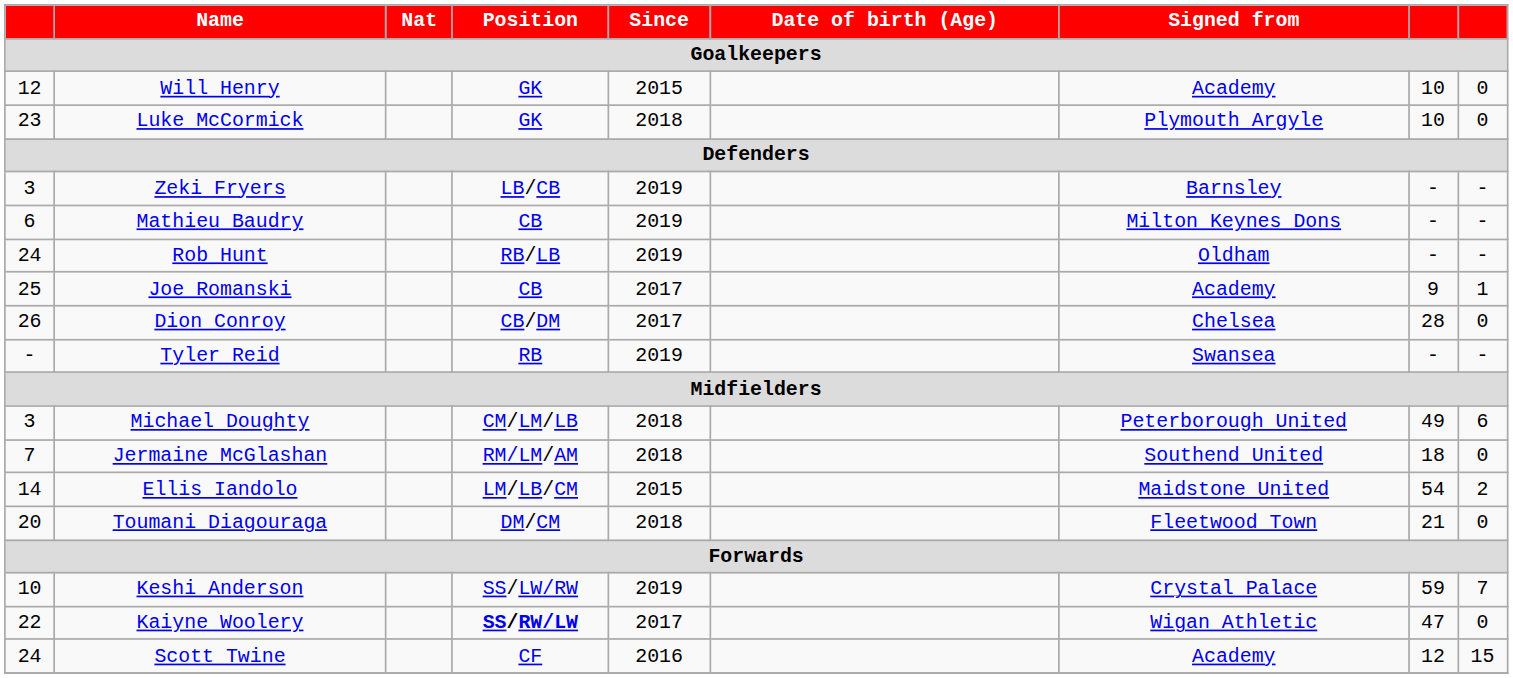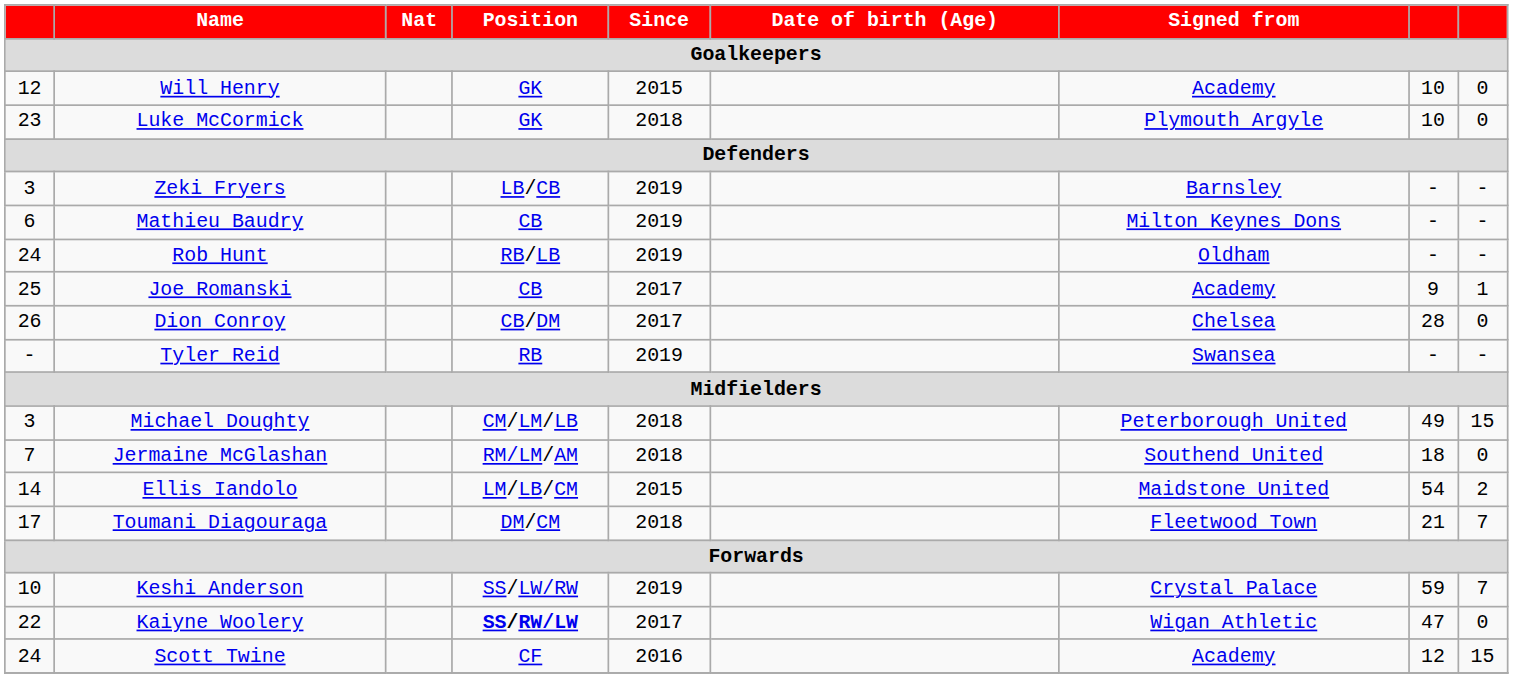(1483, 422) 6 -> (1483, 422) 15
(30, 522) 20 -> (30, 522) 17
(1483, 522) 0 -> (1483, 522) 7
